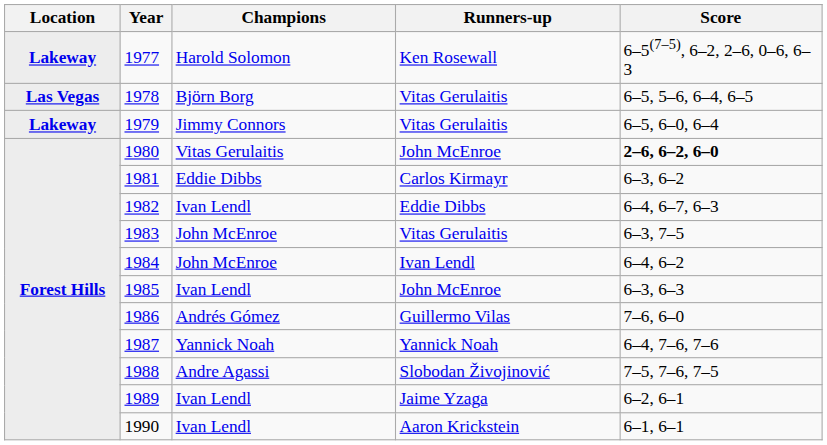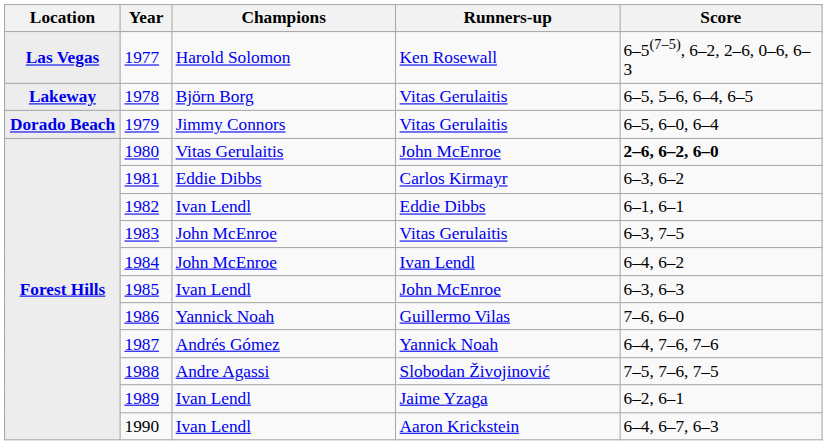(63, 57) Lakeway -> (63, 57) Las Vegas
(63, 97) Las Vegas -> (63, 97) Lakeway
(63, 124) Lakeway -> (63, 124) Dorado Beach
(671, 206) 6–4, 6–7, 6–3 -> (654, 206) 6–1, 6–1
(228, 316) Andrés Gómez -> (225, 316) Yannick Noah
(225, 343) Yannick Noah -> (228, 343) Andrés Gómez
(654, 425) 6–1, 6–1 -> (671, 425) 6–4, 6–7, 6–3
